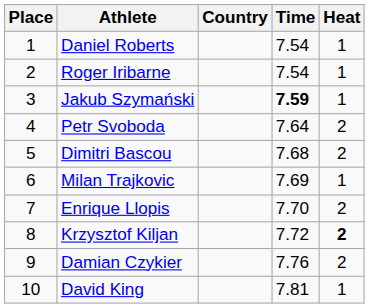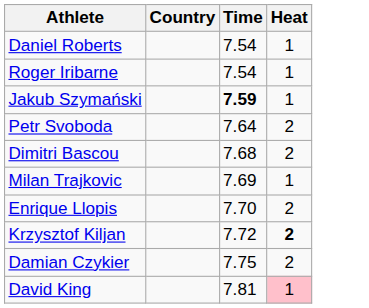- column: (31, 18)
(292, 262) 7.76 -> (240, 262) 7.75
(342, 289) no background -> (289, 289) pink background
